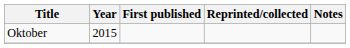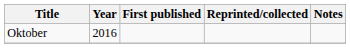(105, 33) 2015 -> (105, 33) 2016
